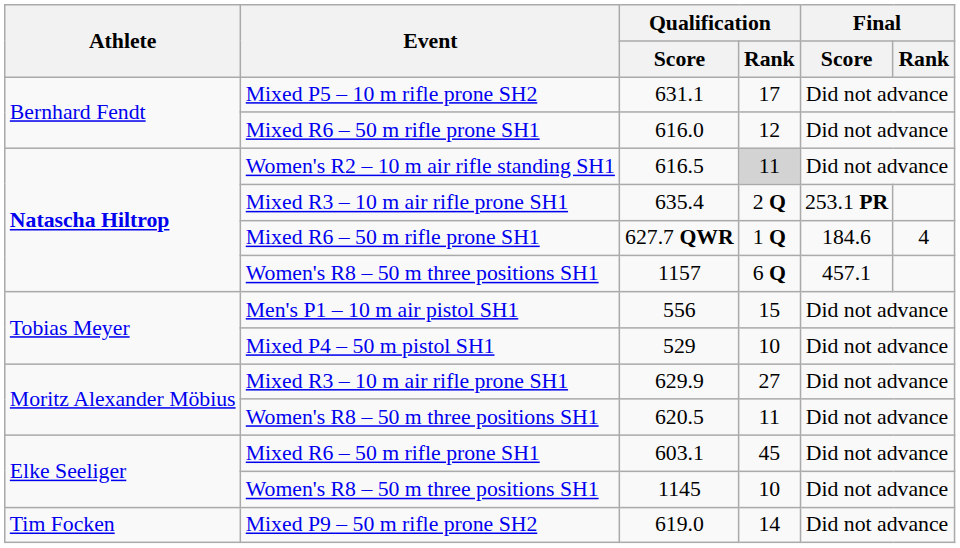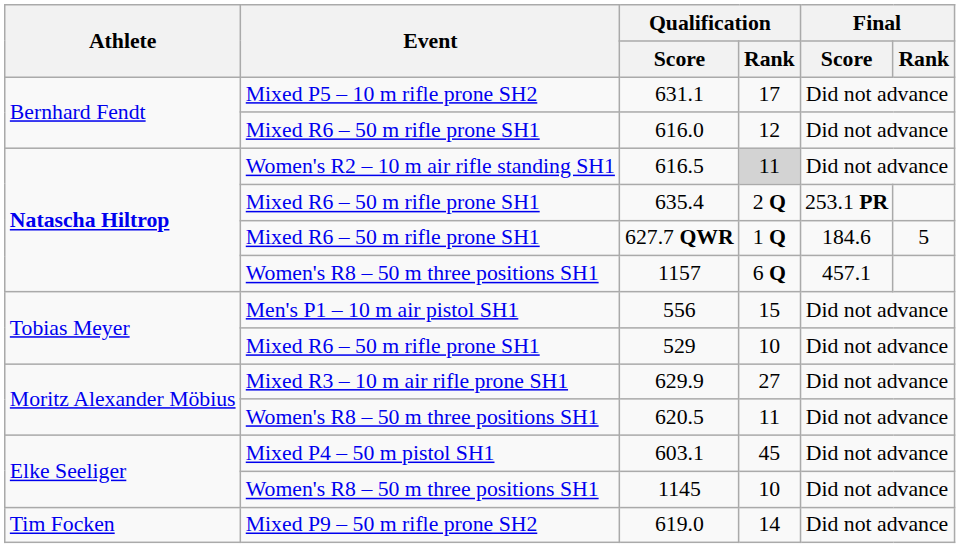(407, 202) Mixed R3 – 10 m air rifle prone SH1 -> (393, 202) Mixed R6 – 50 m rifle prone SH1
(924, 237) 4 -> (924, 237) 5
(370, 345) Mixed P4 – 50 m pistol SH1 -> (393, 345) Mixed R6 – 50 m rifle prone SH1
(393, 453) Mixed R6 – 50 m rifle prone SH1 -> (370, 453) Mixed P4 – 50 m pistol SH1
